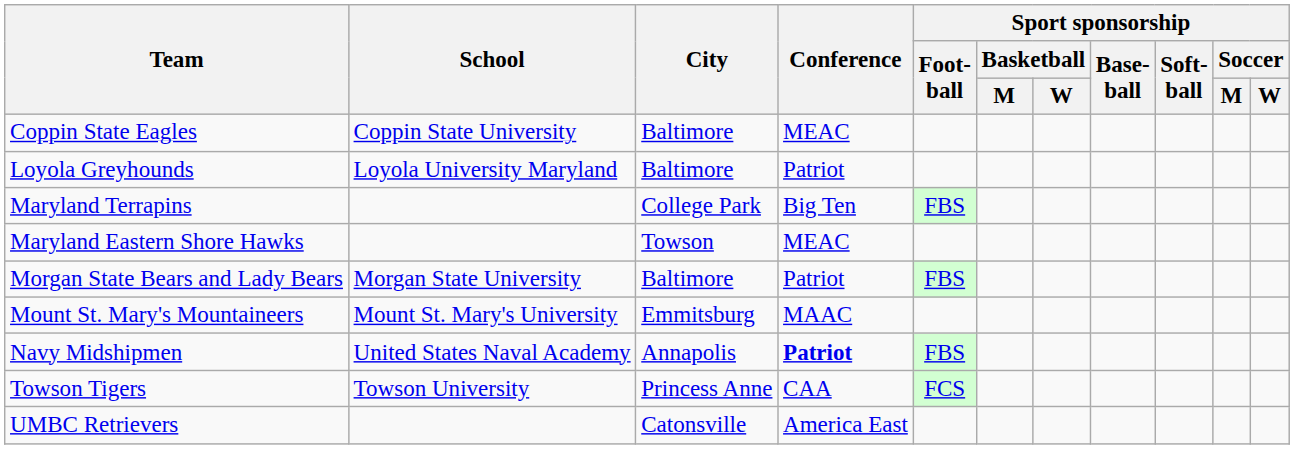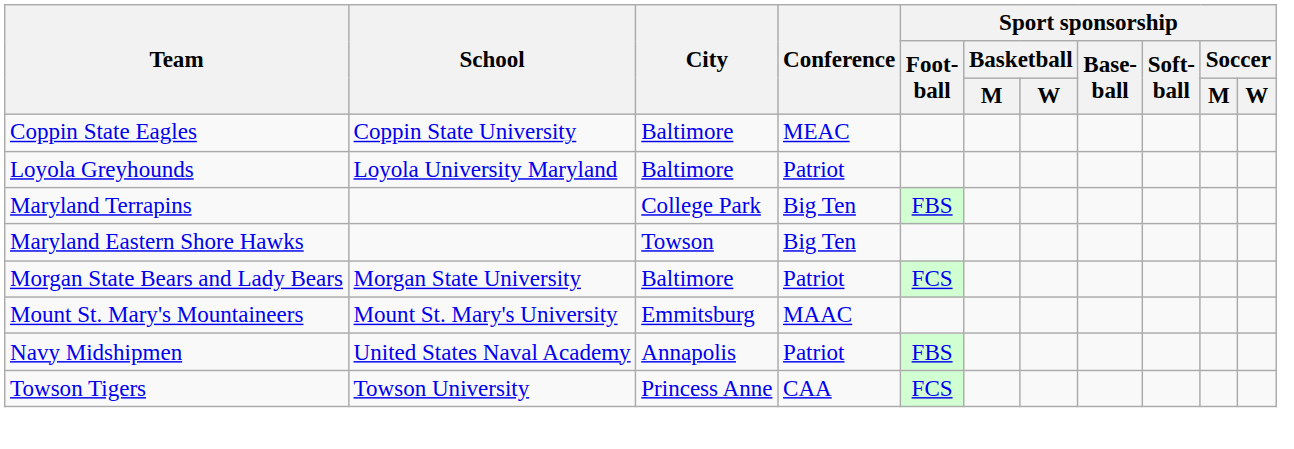(816, 242) MEAC -> (819, 242) Big Ten
(945, 278) FBS -> (932, 278) FCS
(818, 351) bold -> (814, 351) normal
- row: (94, 424)
